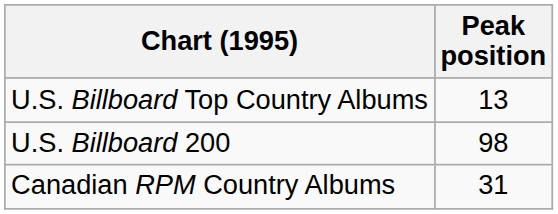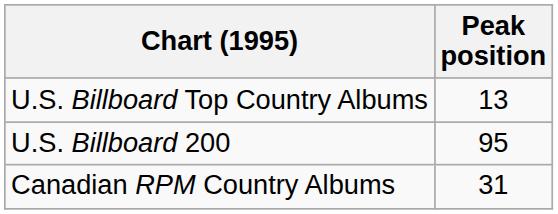(493, 142) 98 -> (493, 142) 95
